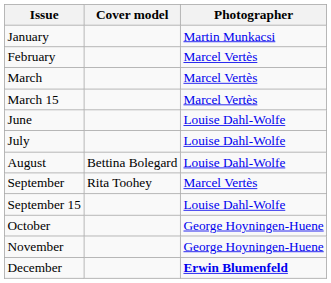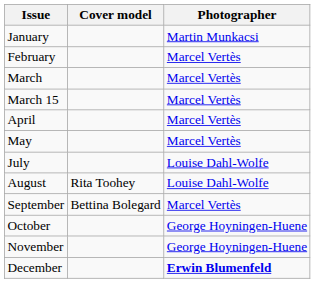+ row: (21, 120)
+ row: (20, 141)
- row: (20, 120)
(132, 162) Bettina Bolegard -> (103, 183) Rita Toohey
(119, 183) Rita Toohey -> (116, 204) Bettina Bolegard
- row: (44, 204)
